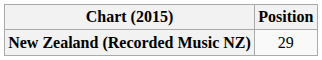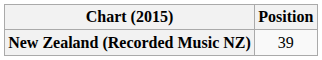(286, 42) 29 -> (286, 42) 39
